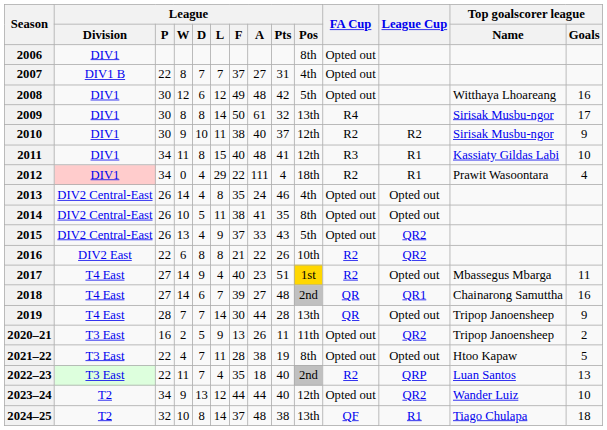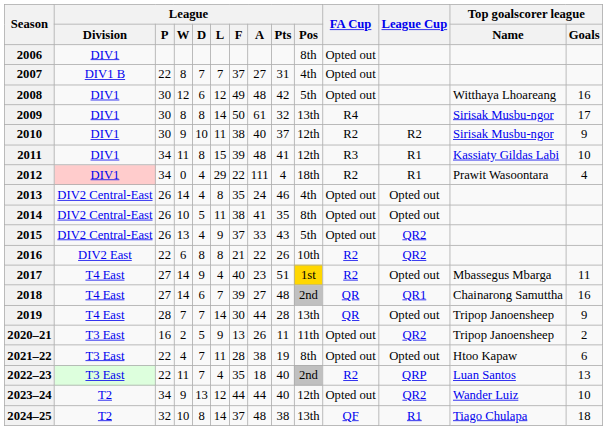(239, 154) 40 -> (239, 154) 39
(584, 355) 5 -> (584, 355) 6
